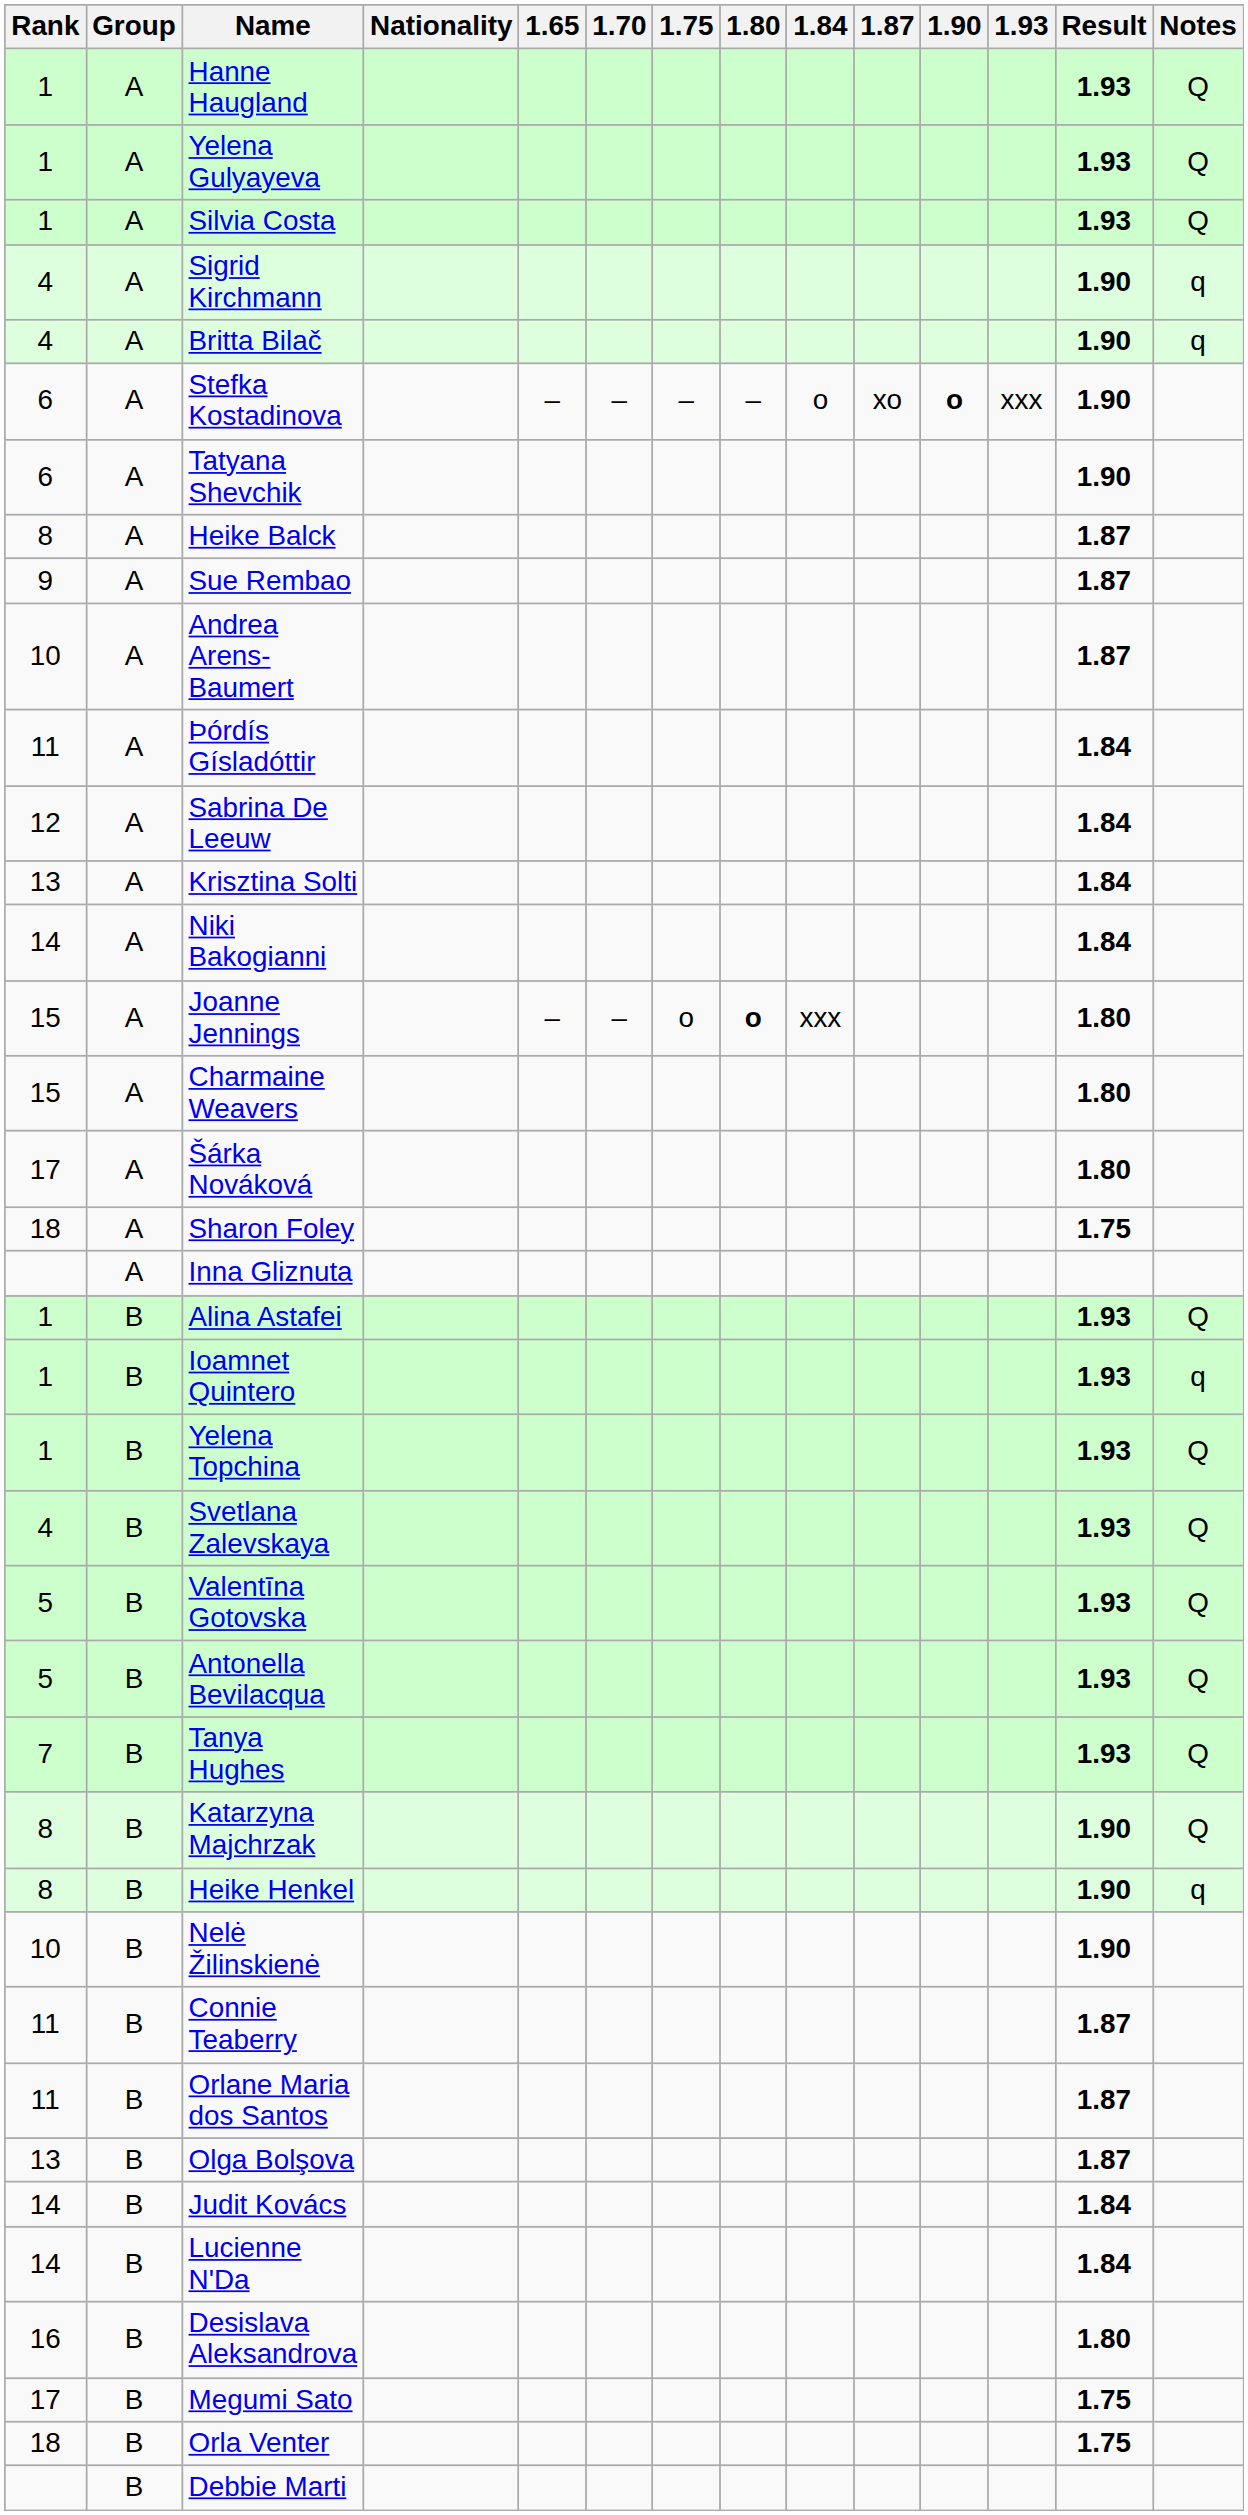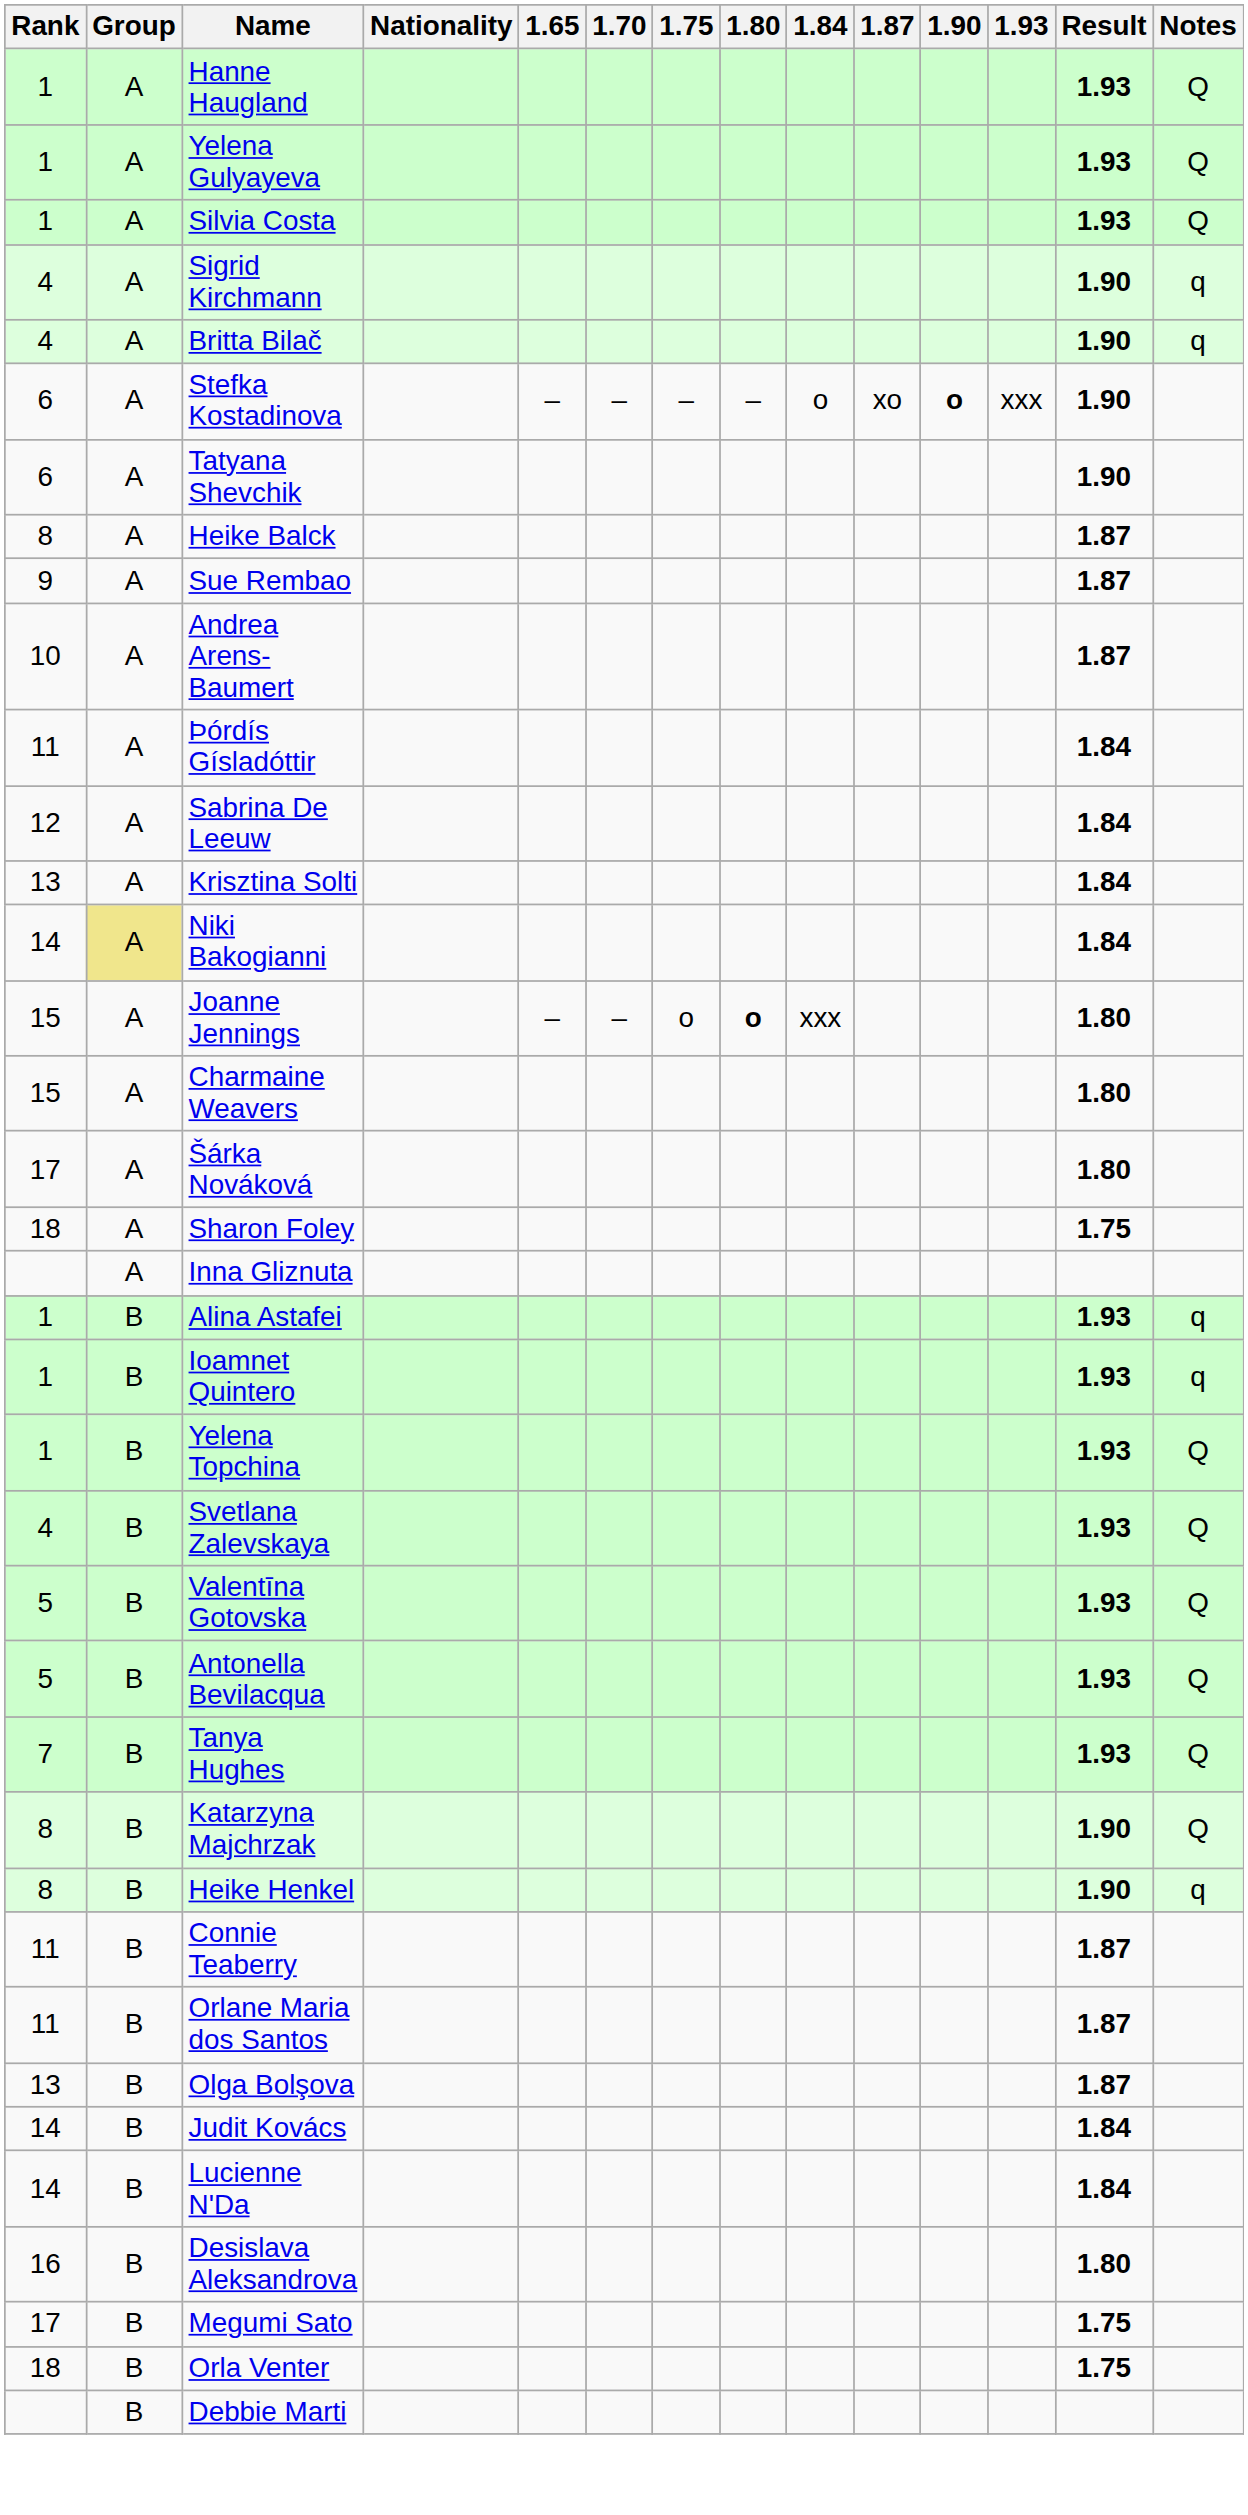(134, 942) no background -> (134, 942) khaki background
(1198, 1316) Q -> (1198, 1316) q
- row: (254, 1949)
